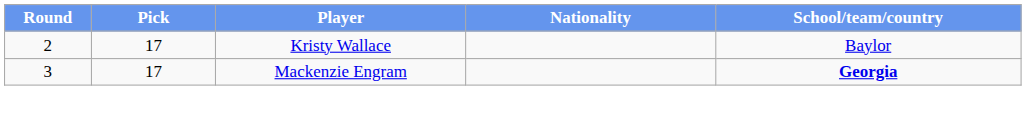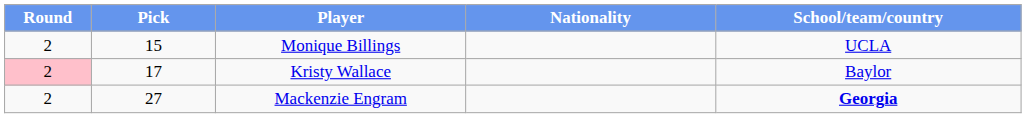+ row: (341, 44)
(48, 44) no background -> (48, 71) pink background
(48, 71) 3 -> (48, 98) 2
(153, 71) 17 -> (153, 98) 27
